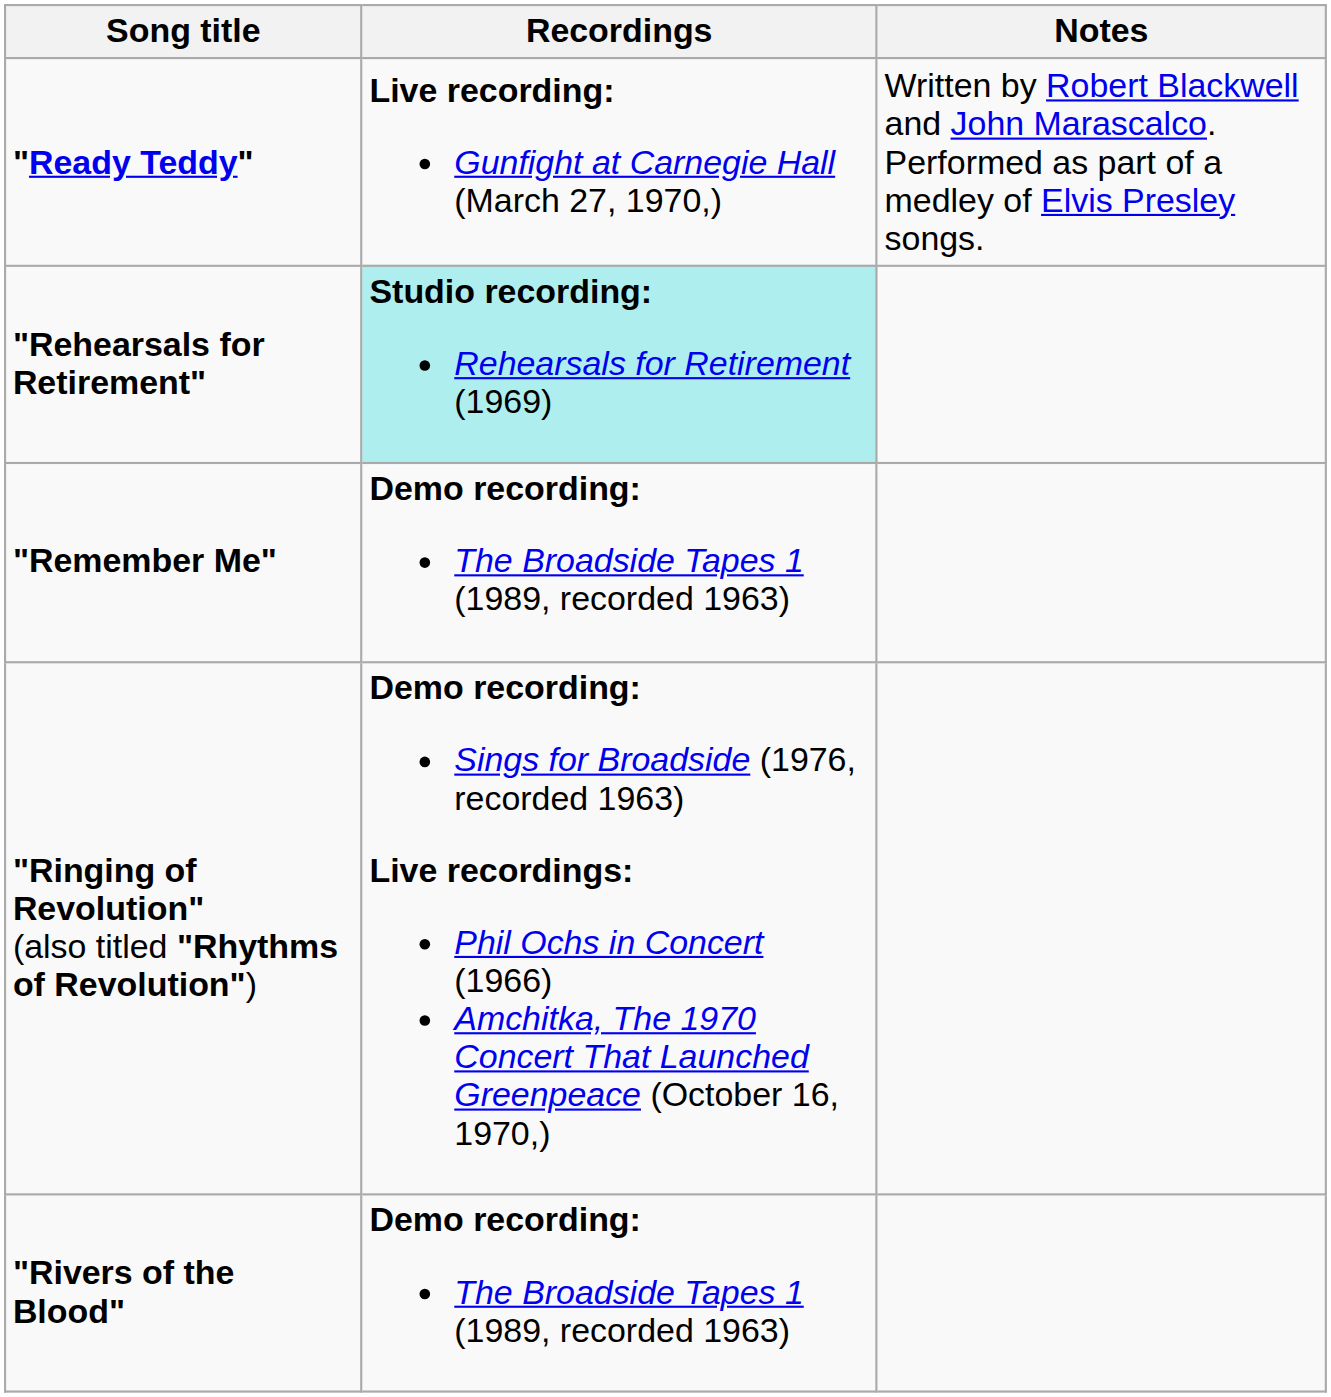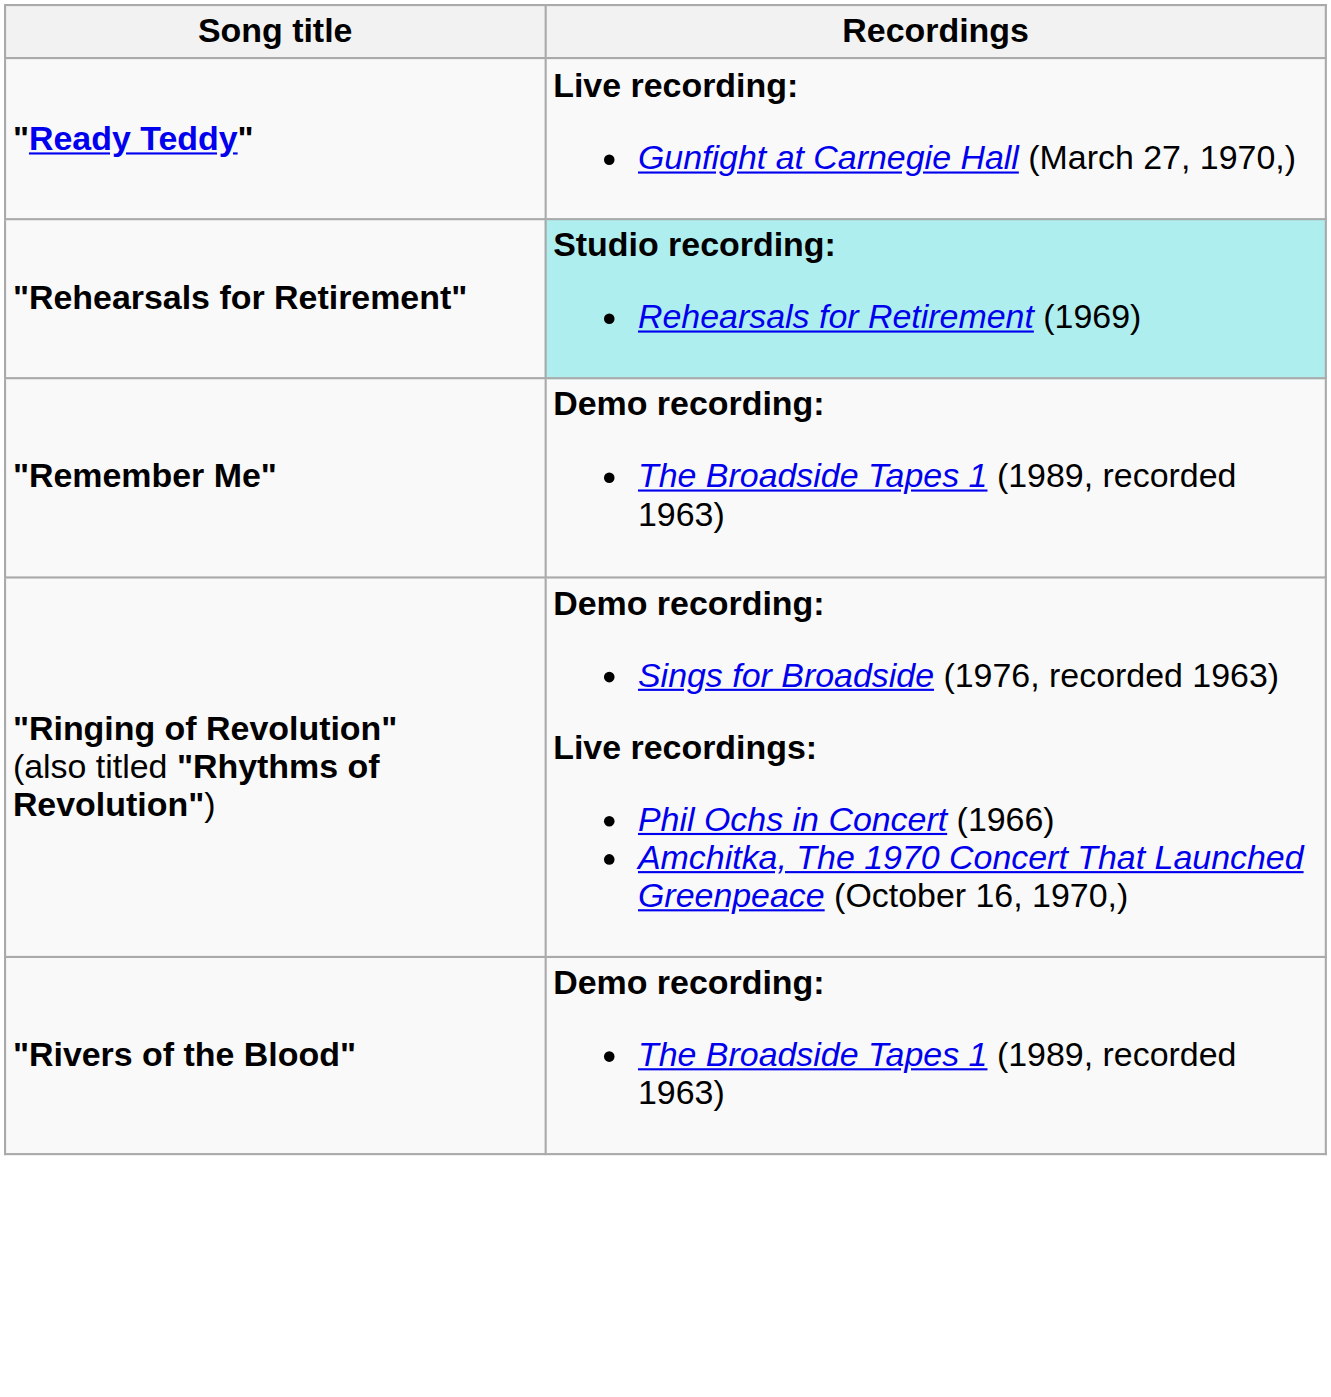- column: (1101, 31)
